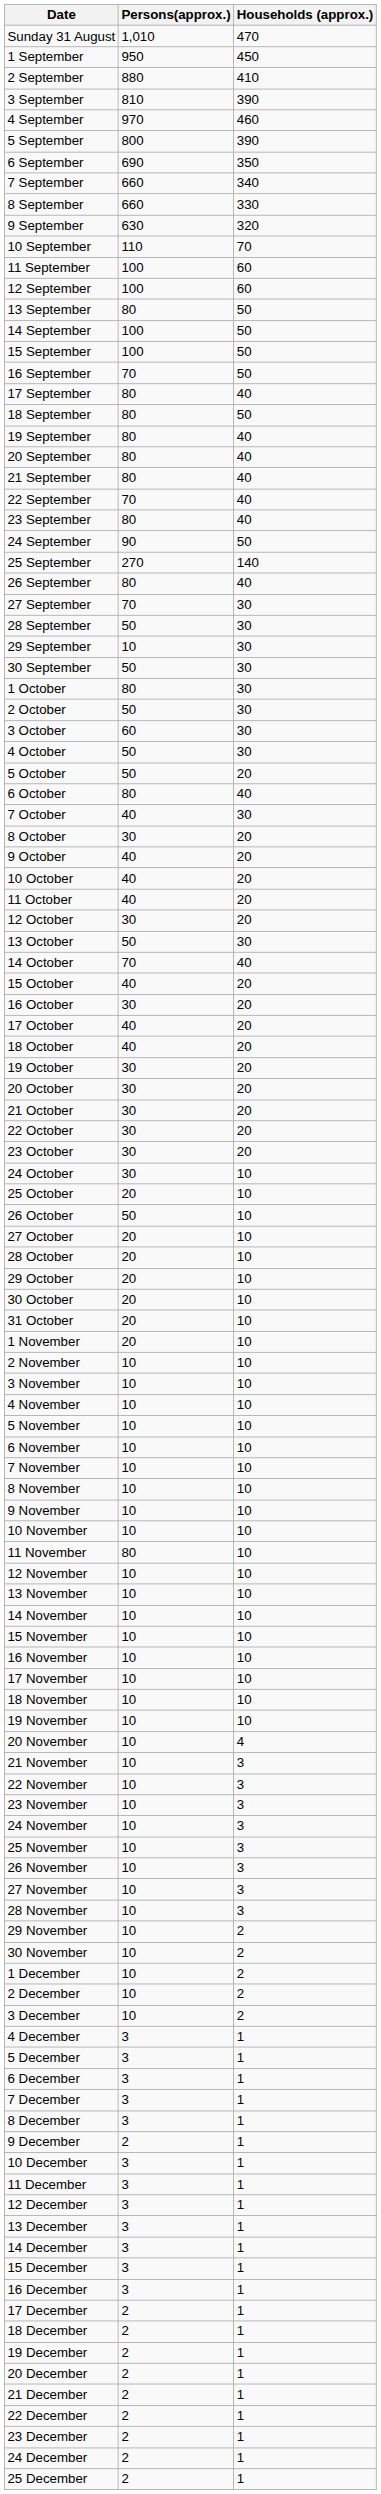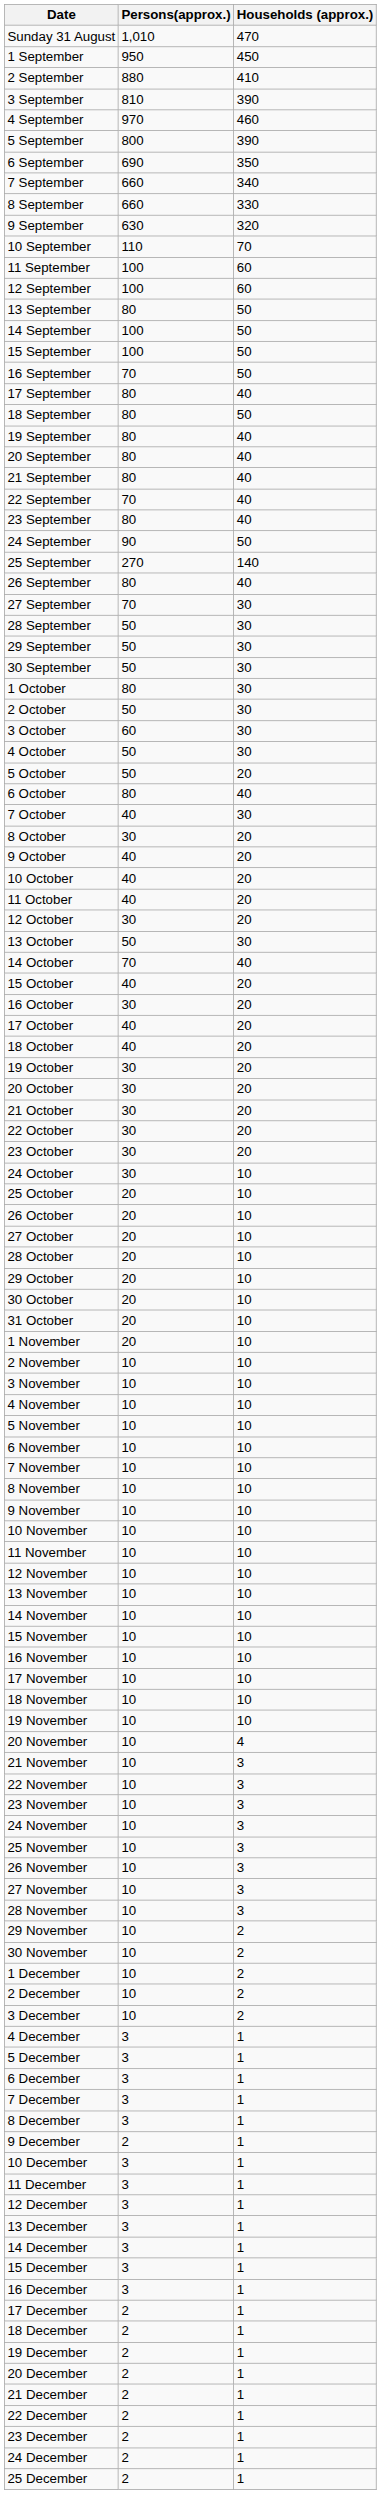(129, 646) 10 -> (129, 646) 50
(129, 1215) 50 -> (129, 1215) 20
(129, 1552) 80 -> (129, 1552) 10
